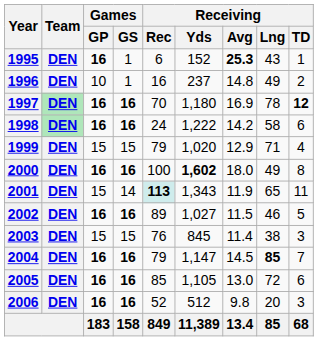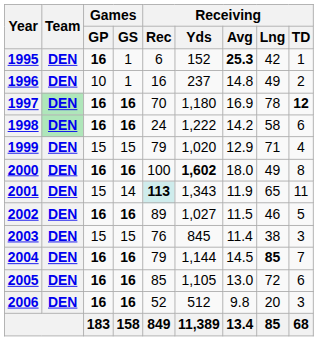(273, 59) 43 -> (273, 59) 42
(199, 258) 1,147 -> (199, 258) 1,144
